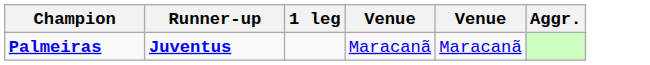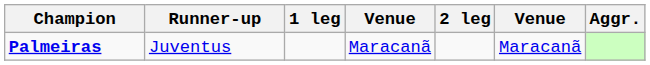+ column: (465, 19)
(190, 47) bold -> (190, 47) normal
